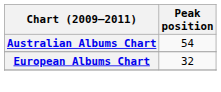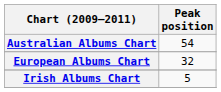+ row: (82, 78)
